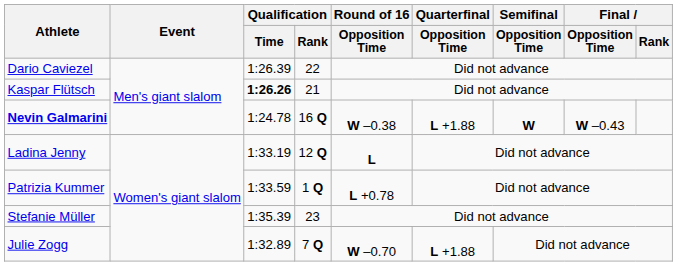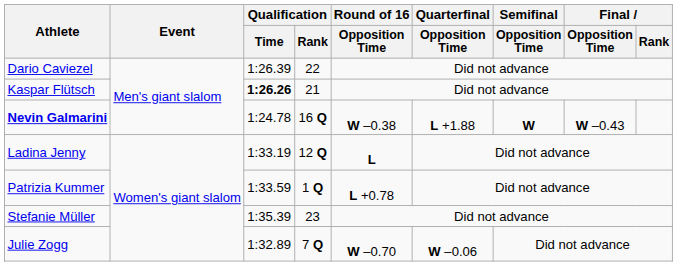(453, 252) L +1.88 -> (453, 252) W –0.06
